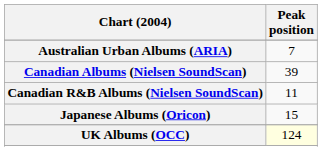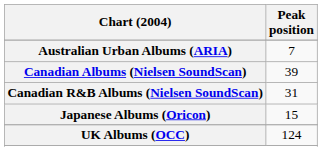(291, 93) 11 -> (291, 93) 31
(291, 135) lightyellow background -> (291, 135) no background
